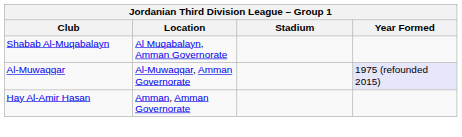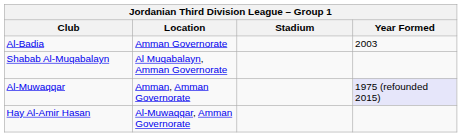+ row: (25, 43)
(184, 76) Al-Muwaqqar, Amman Governorate -> (172, 92) Amman, Amman Governorate
(172, 103) Amman, Amman Governorate -> (184, 118) Al-Muwaqqar, Amman Governorate
